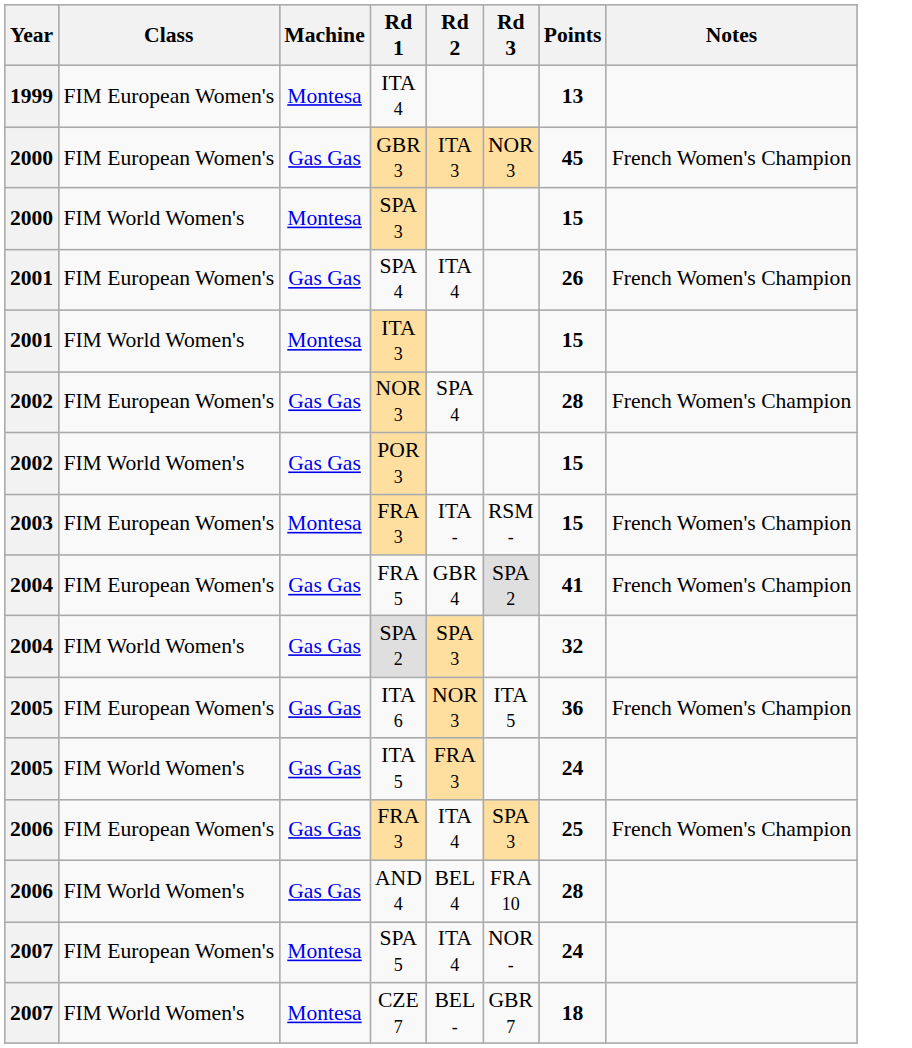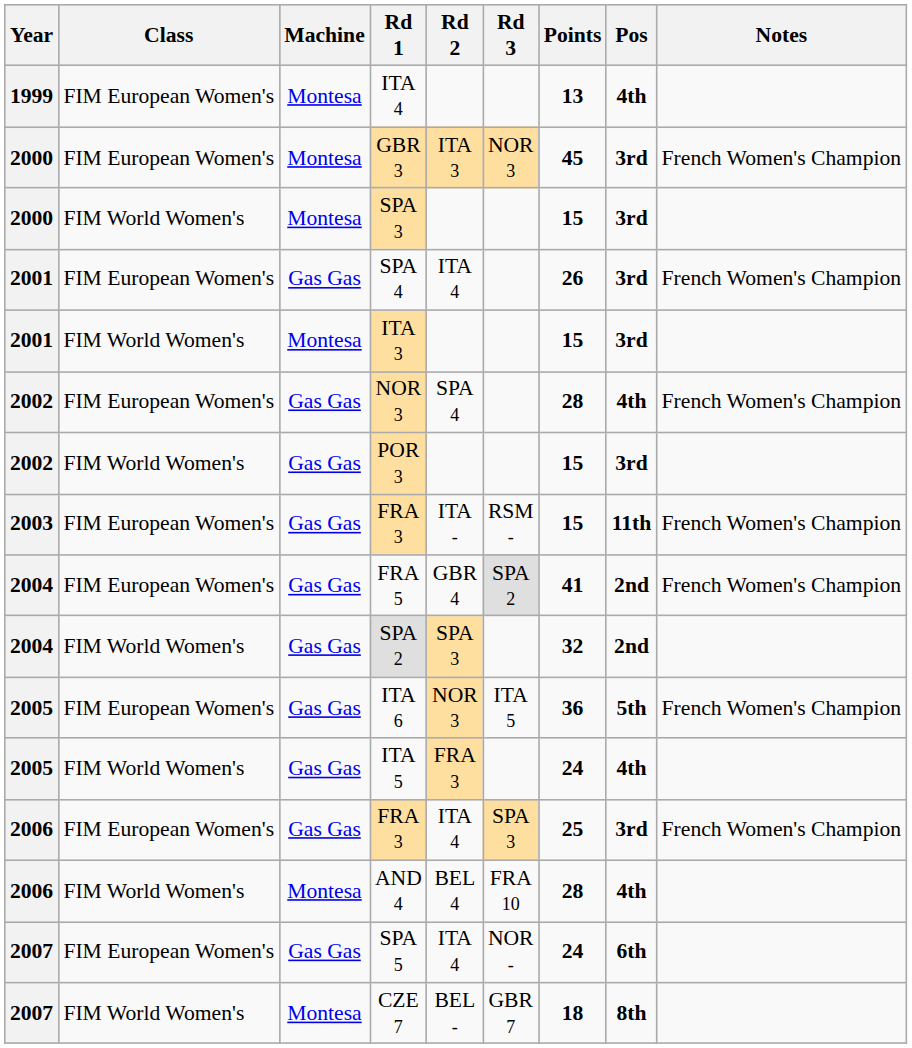+ column: (632, 34)
(325, 156) Gas Gas -> (324, 156) Montesa
(324, 523) Montesa -> (325, 523) Gas Gas
(325, 890) Gas Gas -> (324, 890) Montesa
(324, 951) Montesa -> (325, 951) Gas Gas
